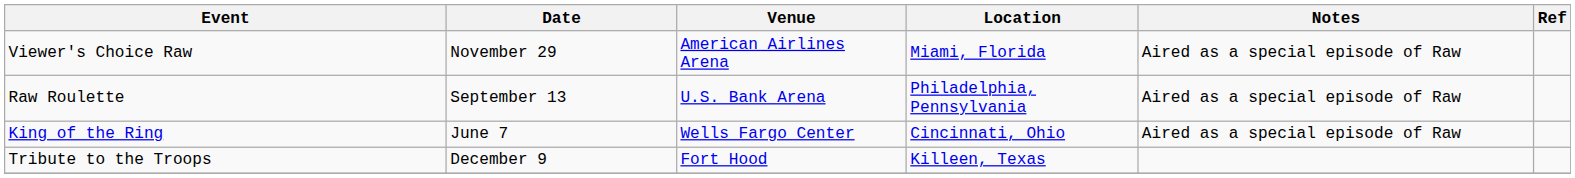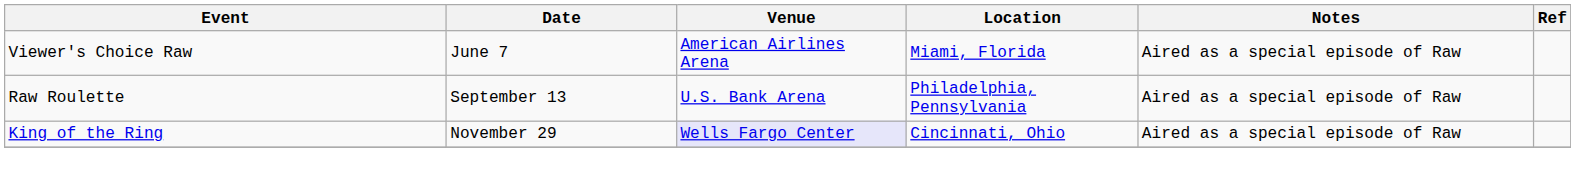(503, 53) November 29 -> (479, 53) June 7
(479, 134) June 7 -> (503, 134) November 29
(768, 134) no background -> (768, 134) lavender background
- row: (110, 160)
